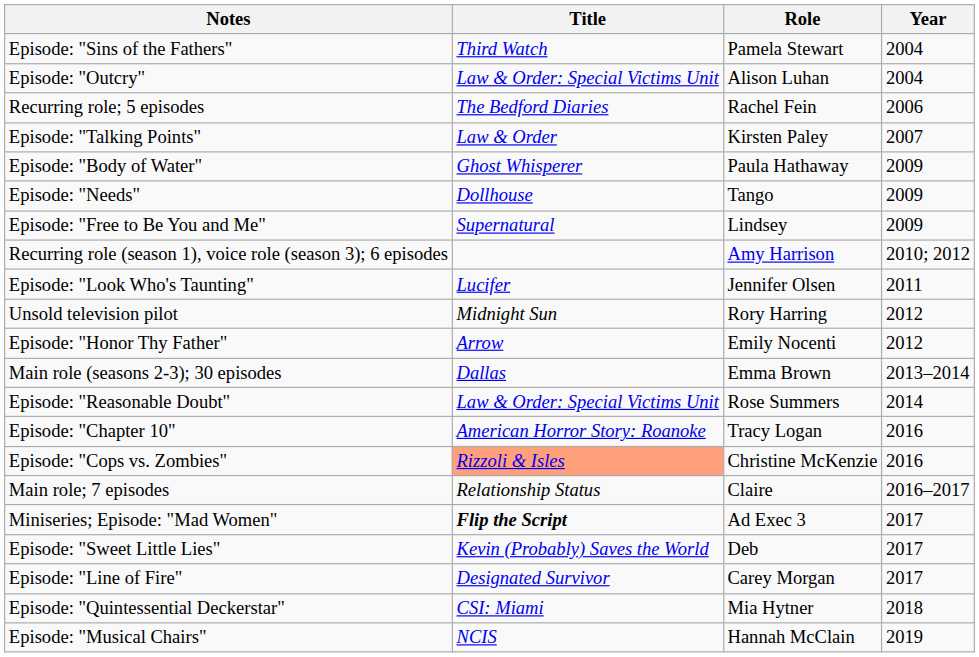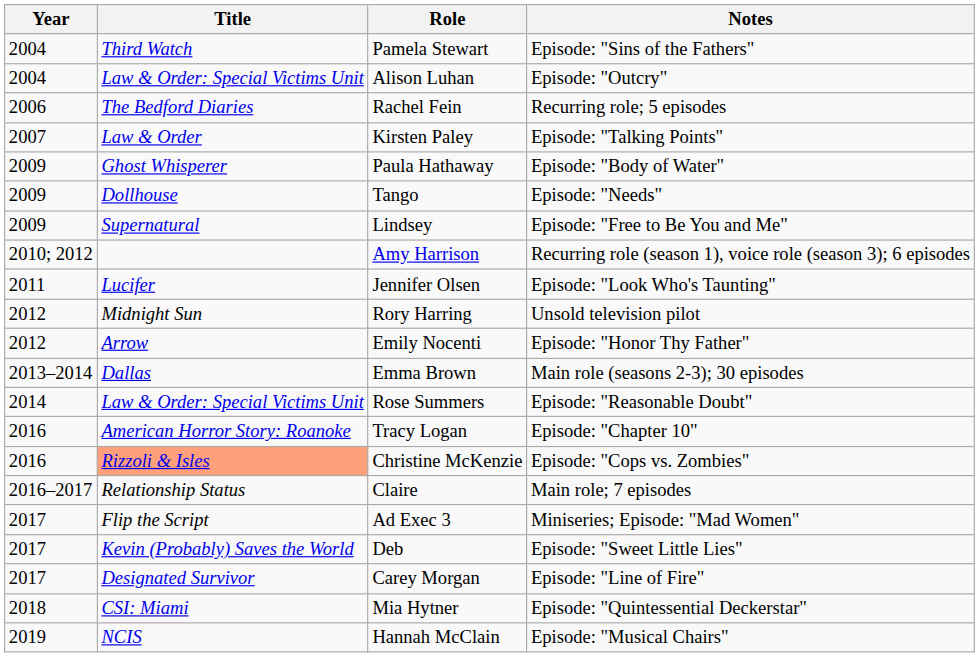columns swapped: (928, 19) <-> (228, 19)
(512, 519) bold -> (155, 519) normal
